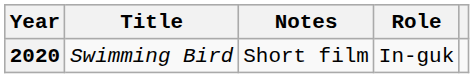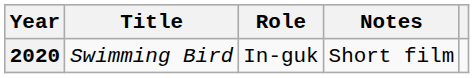columns swapped: (417, 22) <-> (306, 22)
